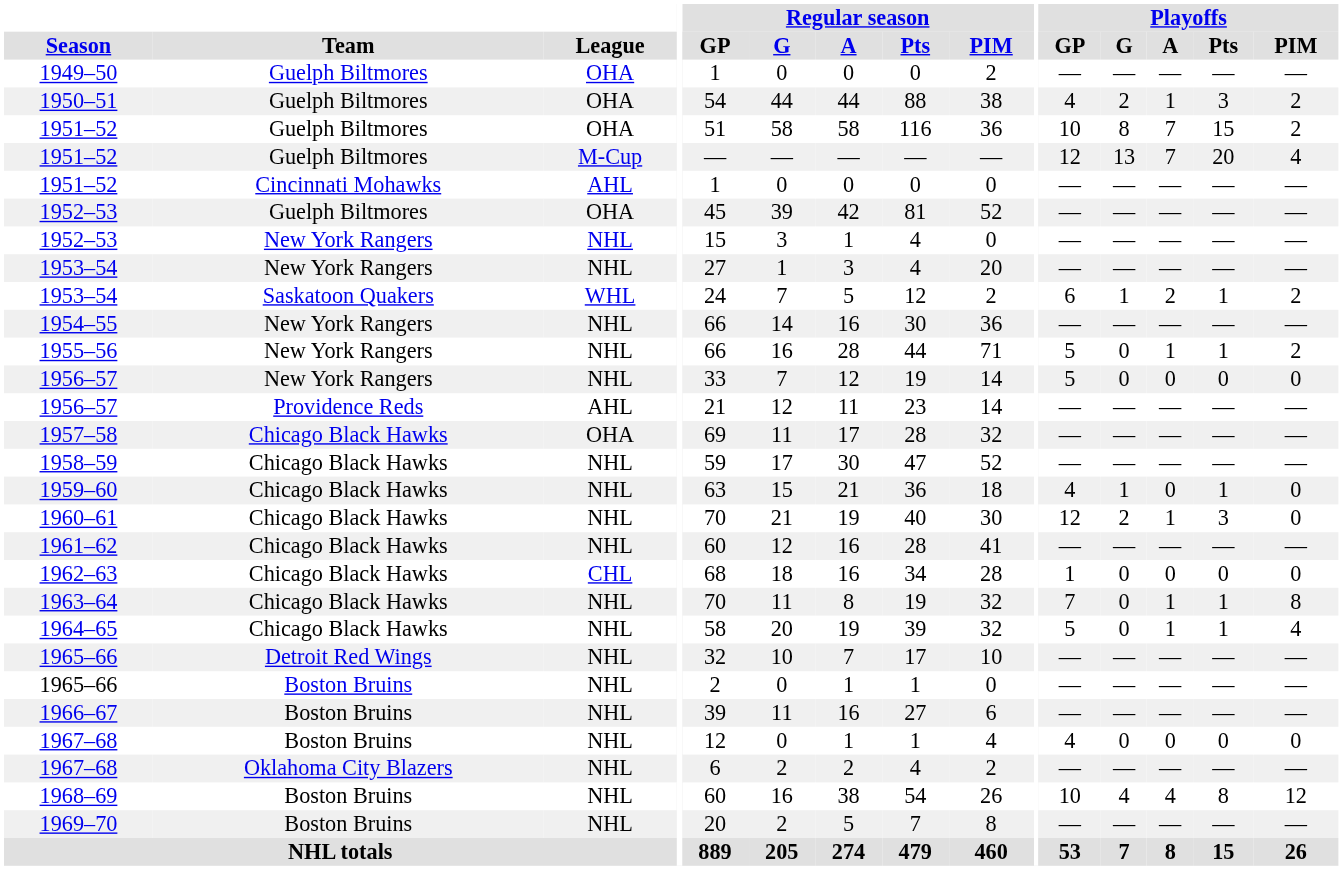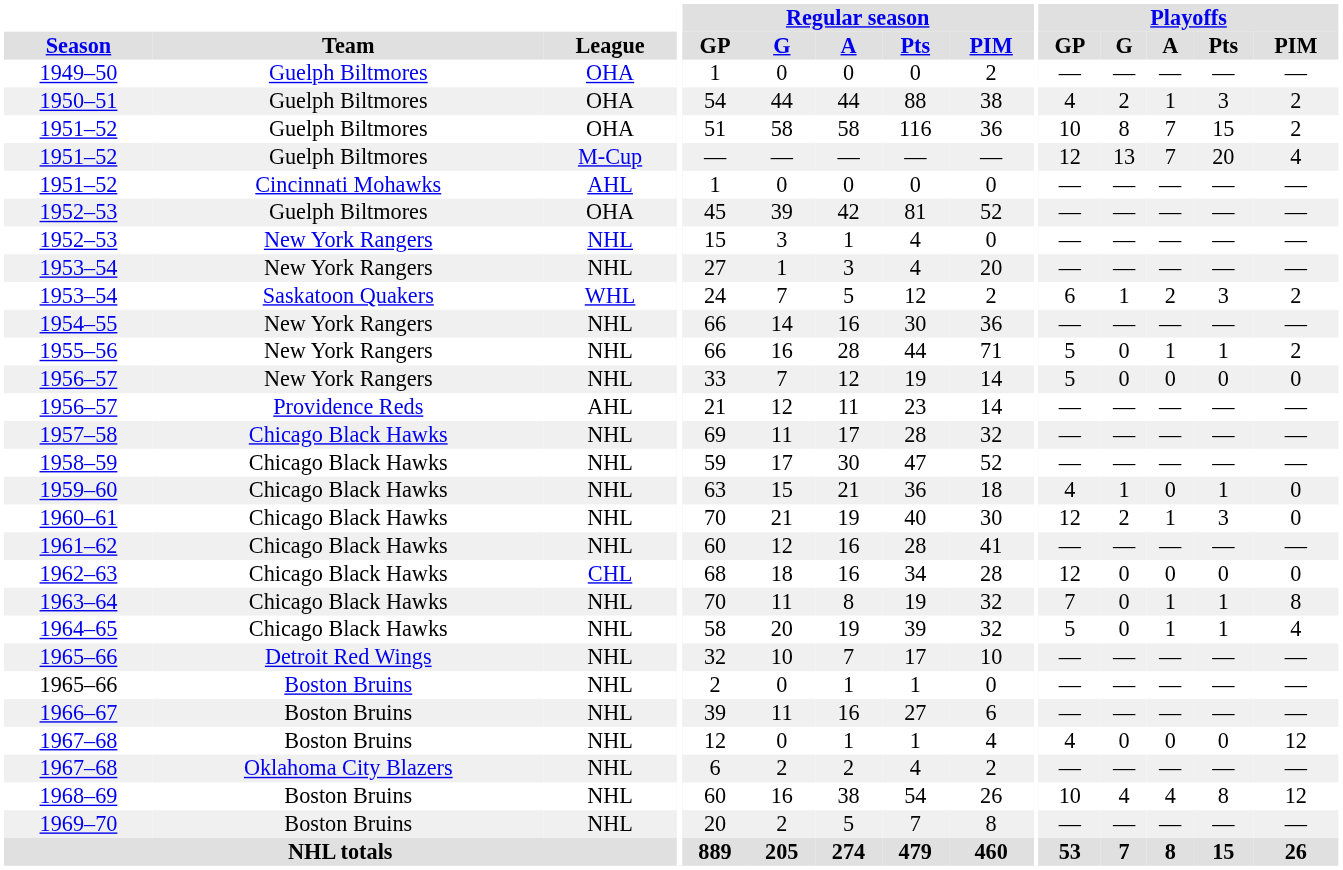(1223, 295) 1 -> (1223, 295) 3
(610, 434) OHA -> (610, 434) NHL
(1070, 573) 1 -> (1070, 573) 12
(1296, 740) 0 -> (1296, 740) 12
